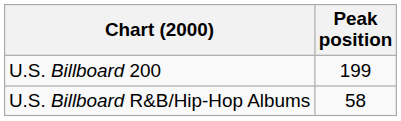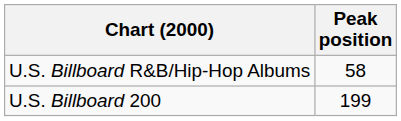rows swapped: (85, 70) <-> (160, 100)
